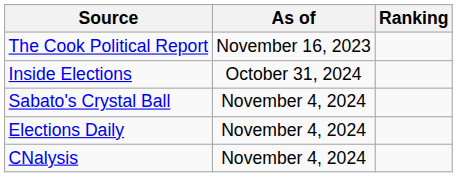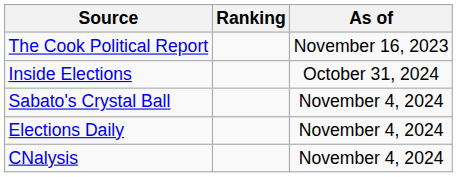columns swapped: (414, 18) <-> (294, 18)
